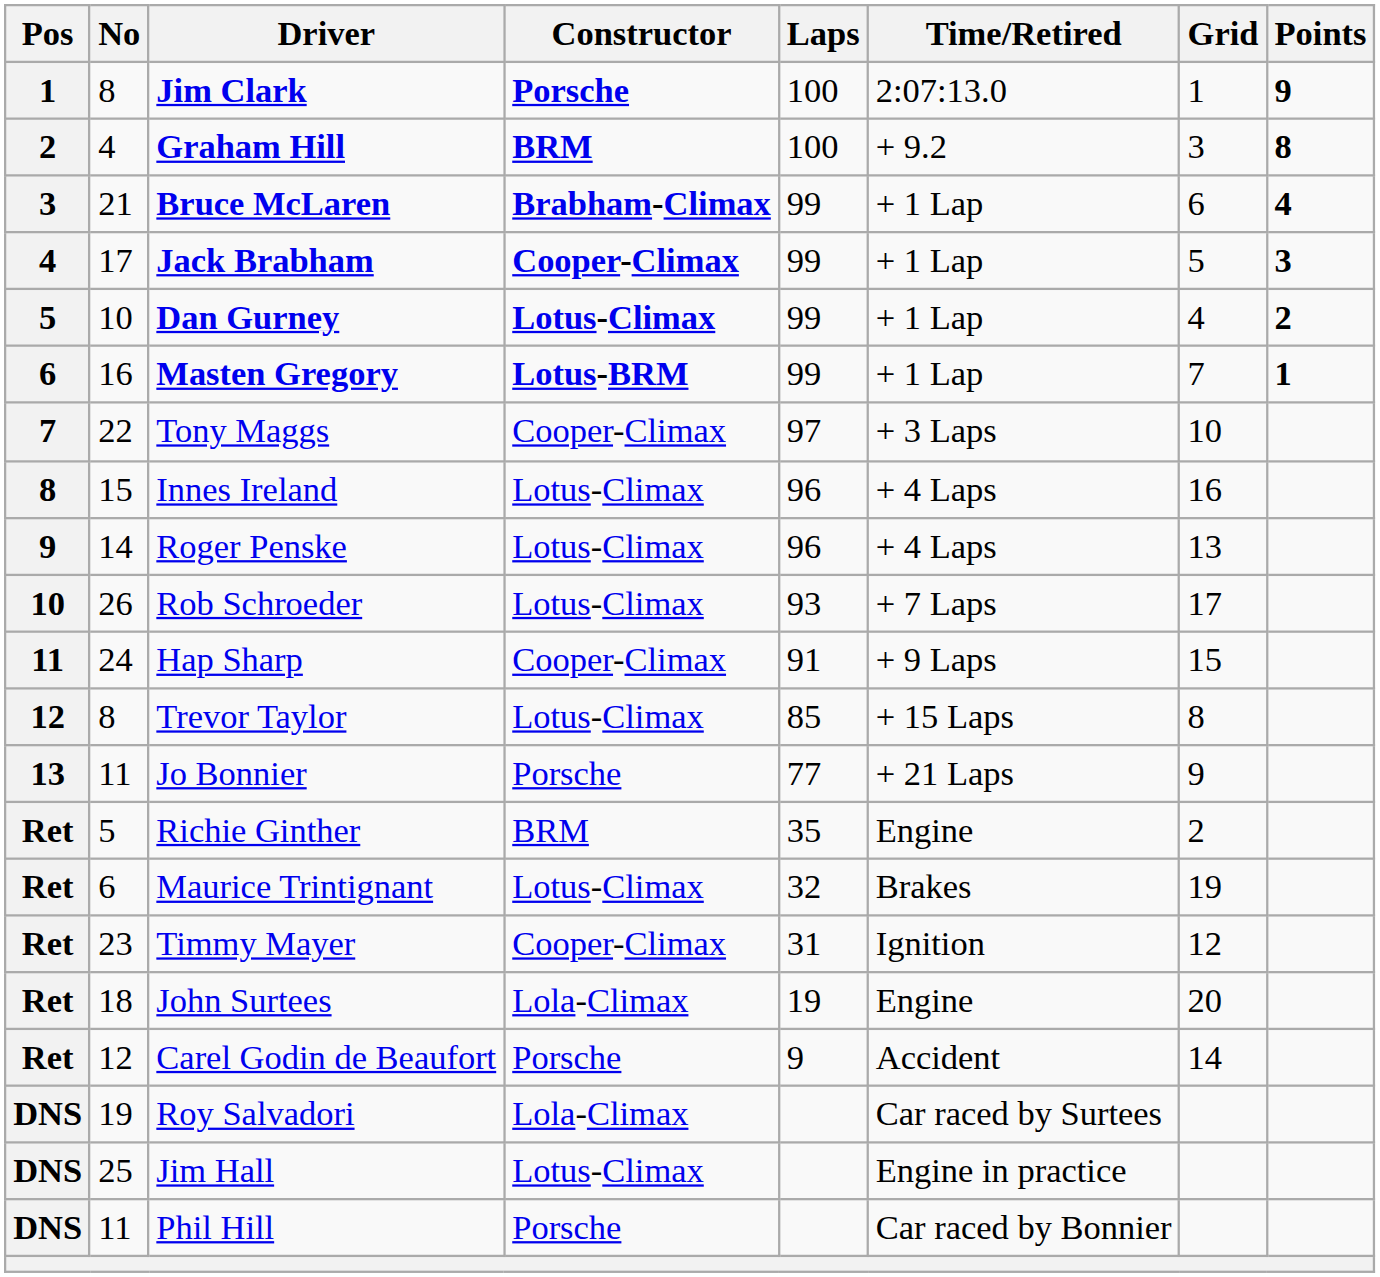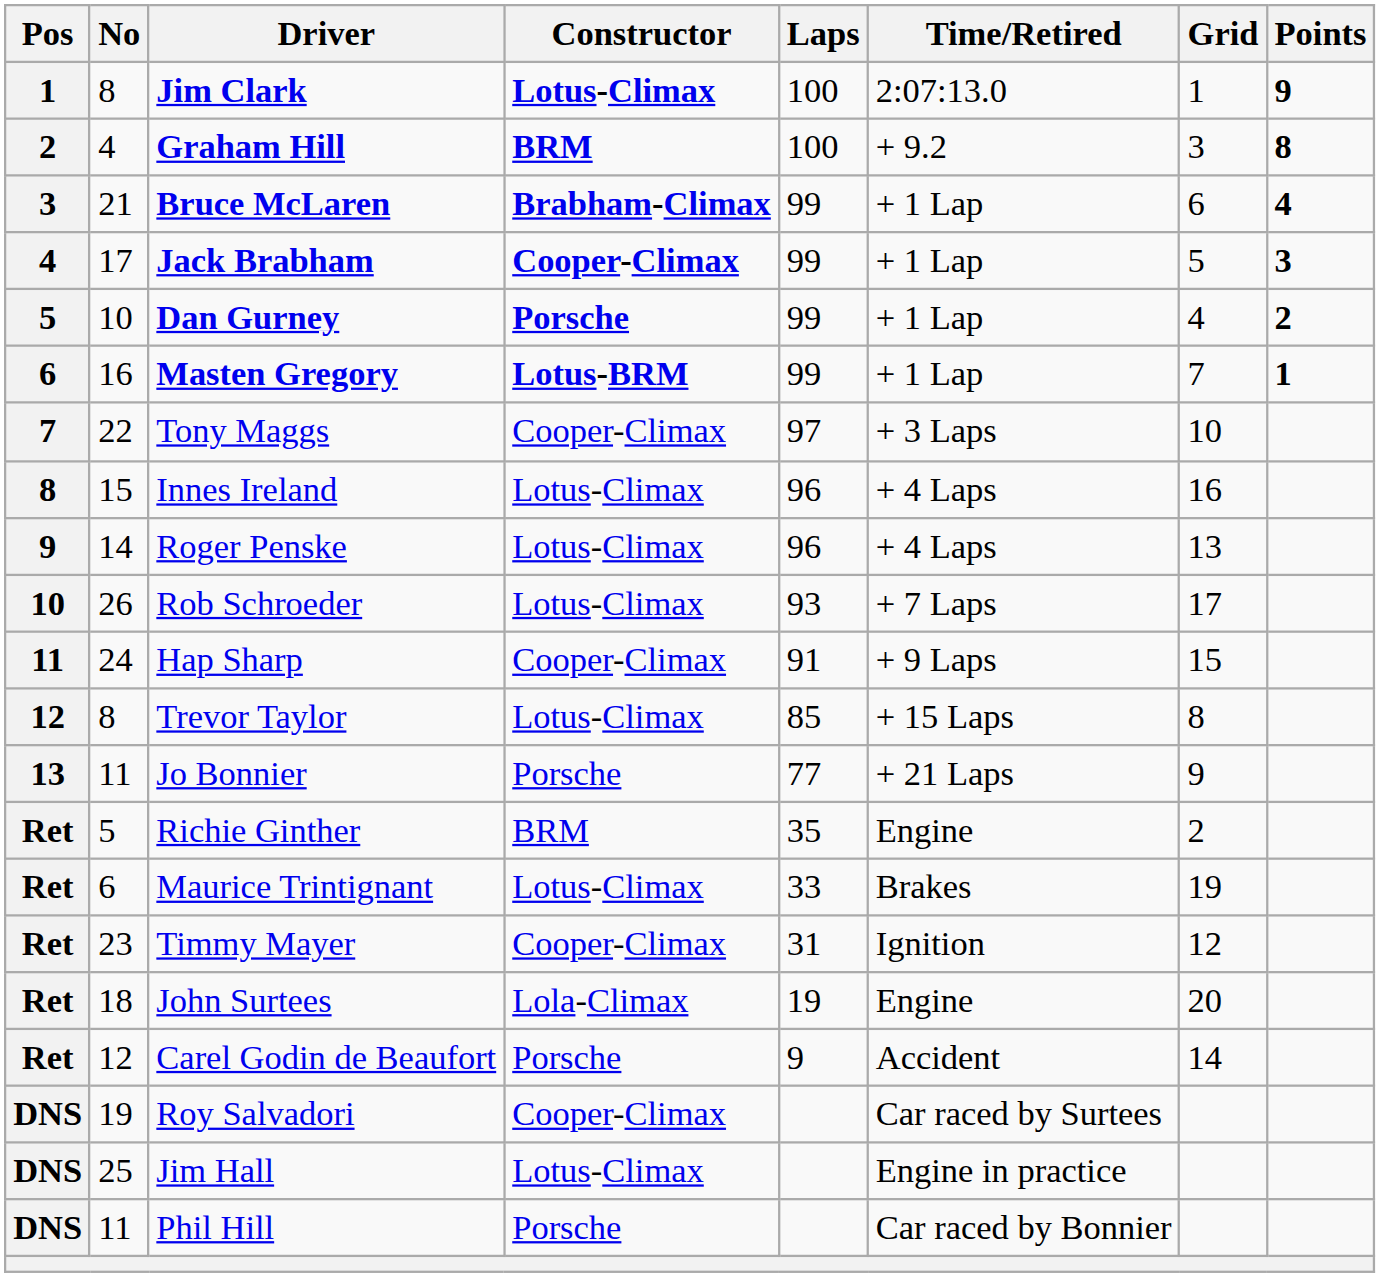(571, 90) Porsche -> (614, 90) Lotus-Climax
(614, 317) Lotus-Climax -> (571, 317) Porsche
(804, 886) 32 -> (804, 886) 33
(600, 1114) Lola-Climax -> (619, 1114) Cooper-Climax
